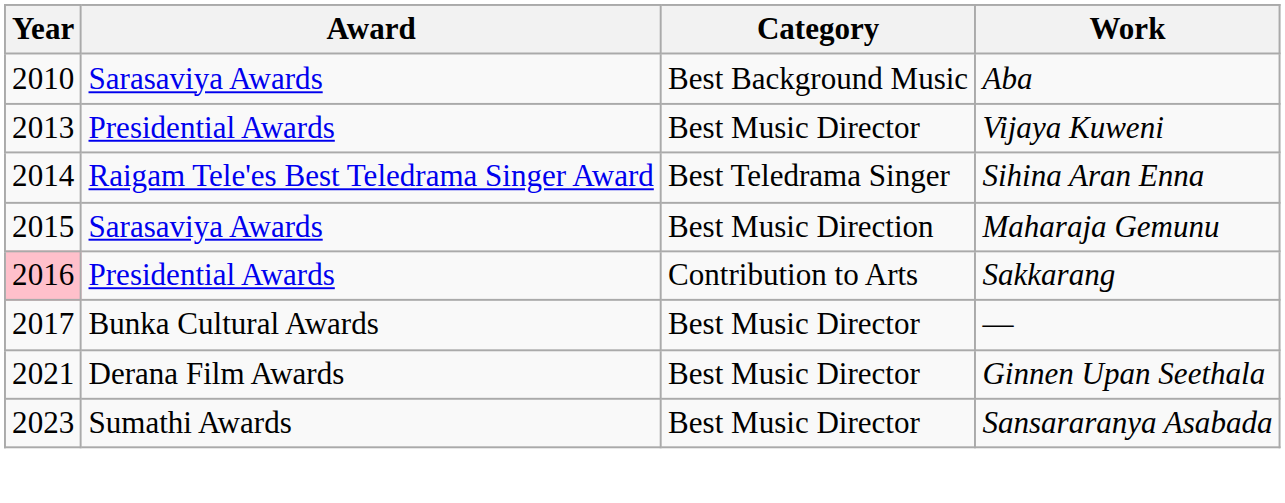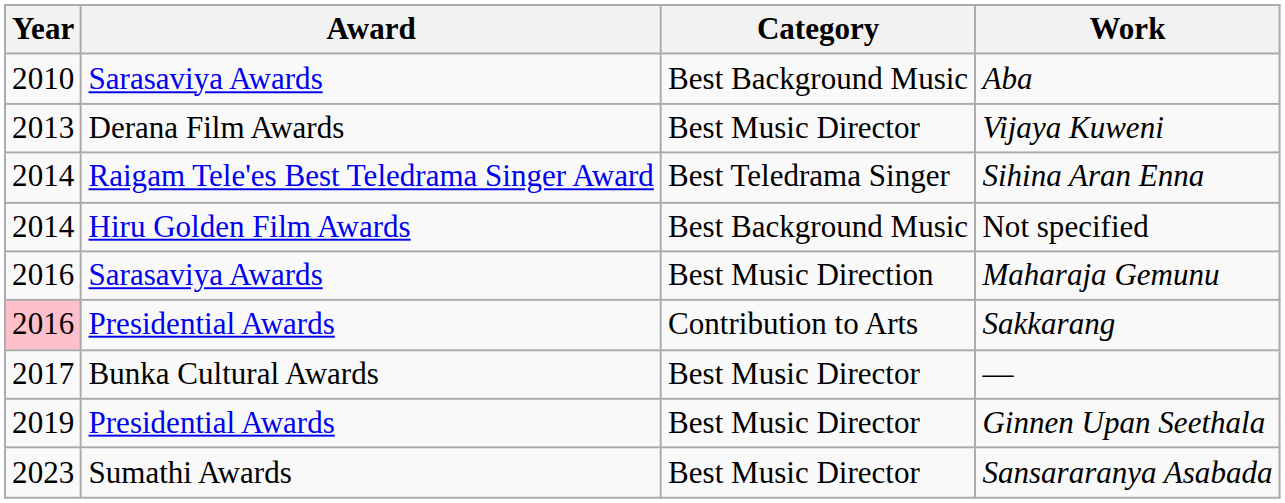(212, 127) Presidential Awards -> (216, 127) Derana Film Awards
+ row: (1066, 226)
(43, 226) 2015 -> (43, 275) 2016
(43, 373) 2021 -> (43, 422) 2019
(216, 373) Derana Film Awards -> (212, 422) Presidential Awards
